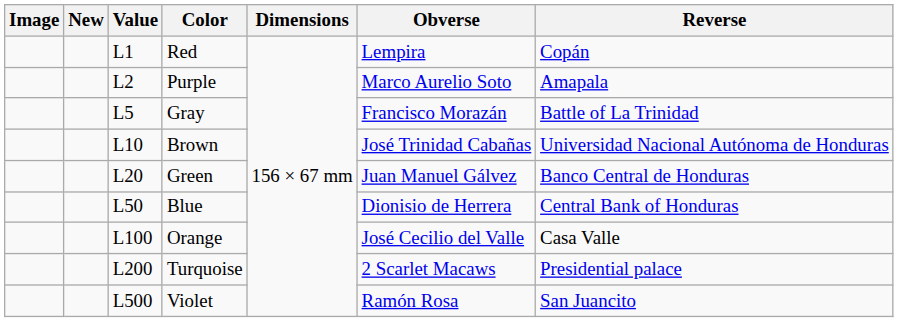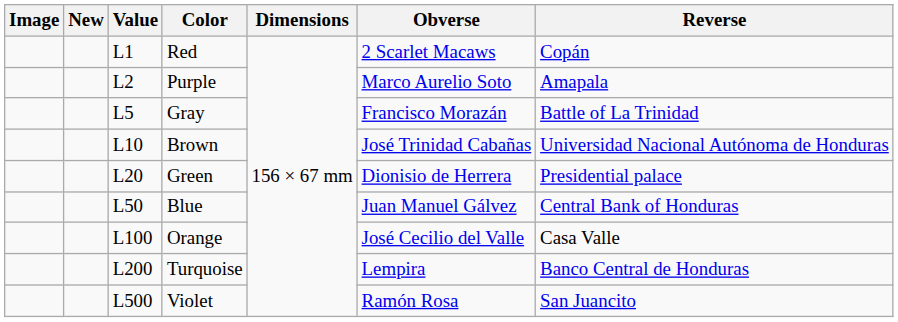(394, 51) Lempira -> (429, 51) 2 Scarlet Macaws
(439, 176) Juan Manuel Gálvez -> (436, 176) Dionisio de Herrera
(645, 176) Banco Central de Honduras -> (611, 176) Presidential palace
(436, 207) Dionisio de Herrera -> (439, 207) Juan Manuel Gálvez
(429, 269) 2 Scarlet Macaws -> (394, 269) Lempira
(611, 269) Presidential palace -> (645, 269) Banco Central de Honduras
